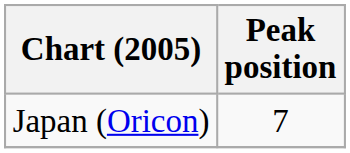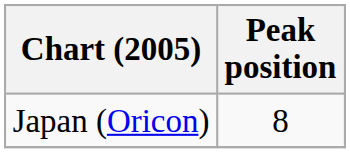(280, 119) 7 -> (280, 119) 8
